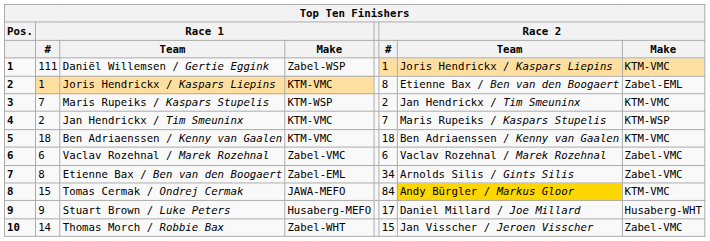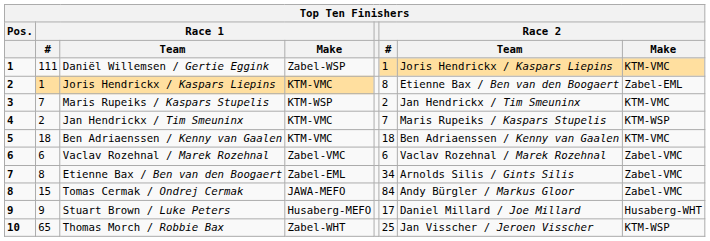(487, 192) gold background -> (487, 192) no background
(647, 192) KTM-VMC -> (654, 192) Zabel-VMC
(45, 228) 14 -> (45, 228) 65
(388, 228) 15 -> (388, 228) 25
(654, 228) Zabel-VMC -> (647, 228) KTM-WSP
